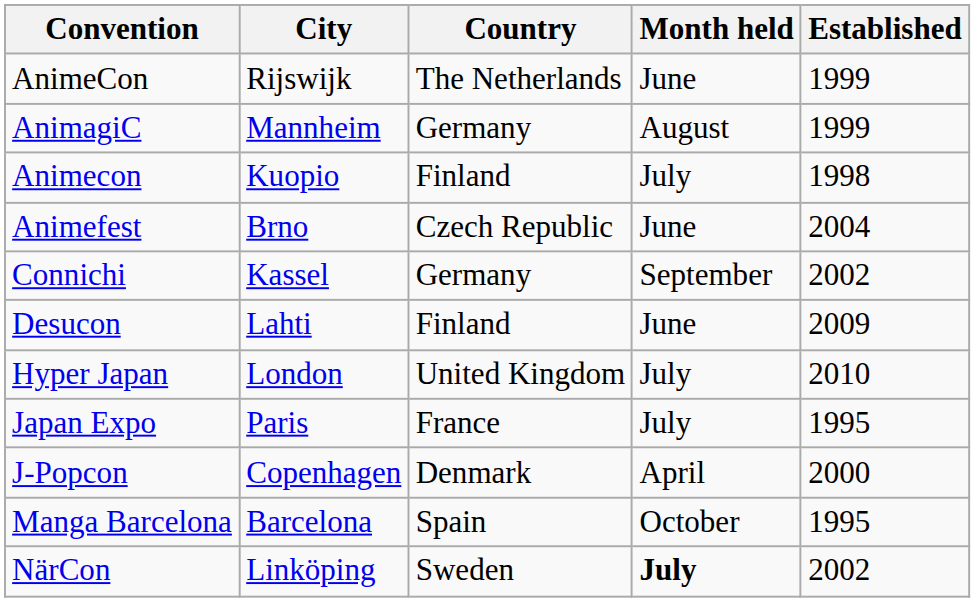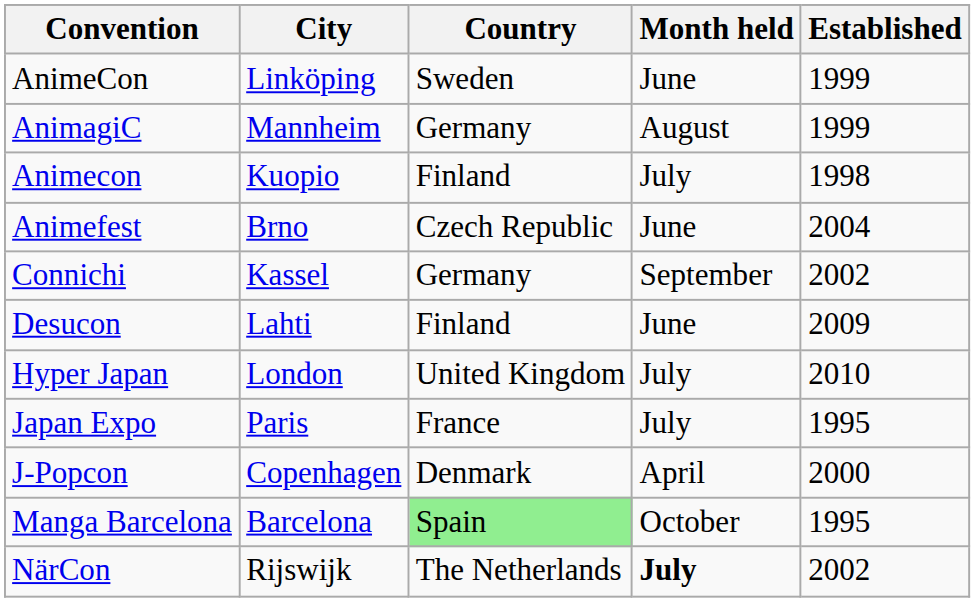(299, 78) Rijswijk -> (311, 78) Linköping
(519, 78) The Netherlands -> (465, 78) Sweden
(451, 521) no background -> (451, 521) lightgreen background
(311, 570) Linköping -> (299, 570) Rijswijk
(465, 570) Sweden -> (519, 570) The Netherlands
